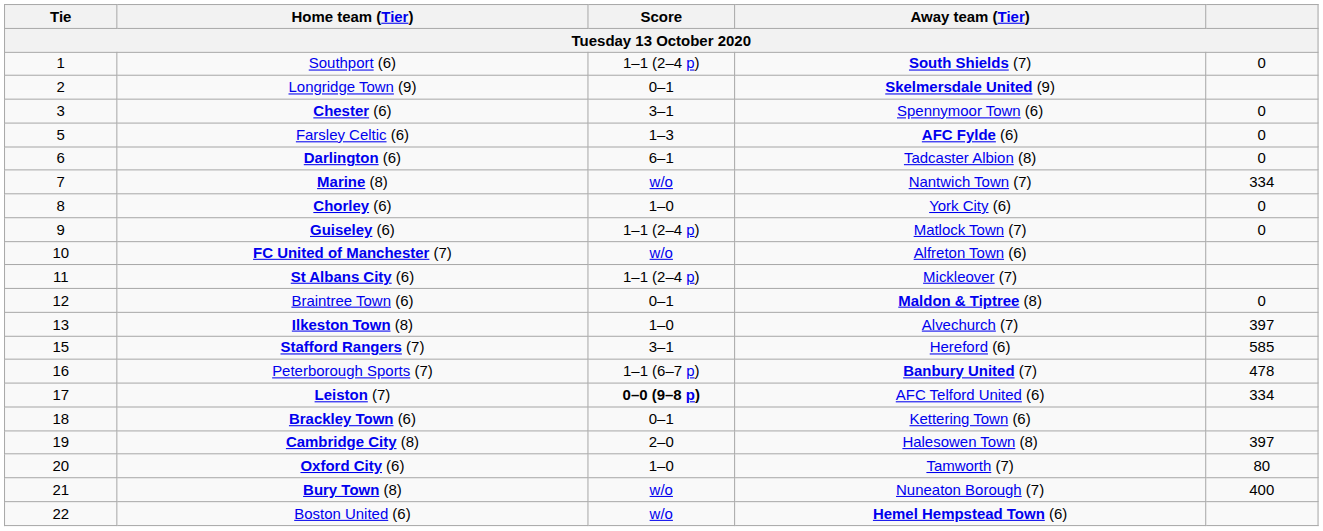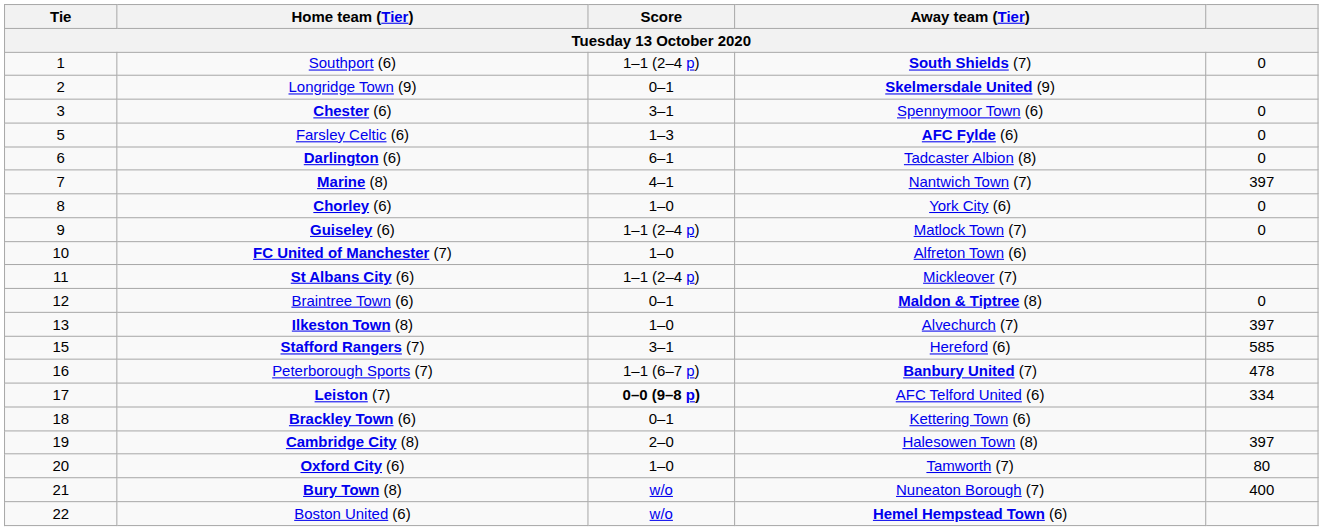(661, 182) w/o -> (661, 182) 4–1
(1262, 182) 334 -> (1262, 182) 397
(661, 253) w/o -> (661, 253) 1–0
